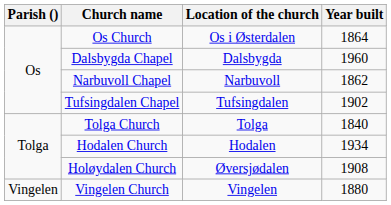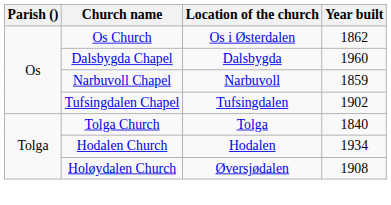(354, 37) 1864 -> (354, 37) 1862
(354, 80) 1862 -> (354, 80) 1859
- row: (122, 189)
